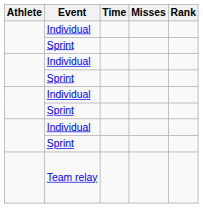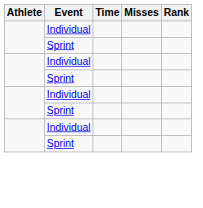- row: (24, 178)
